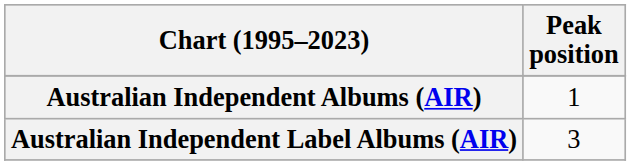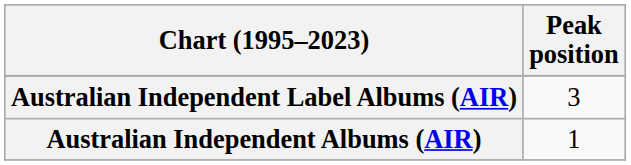rows swapped: (264, 97) <-> (264, 138)
